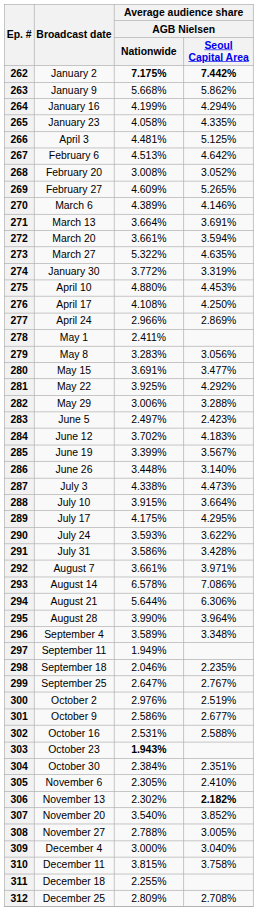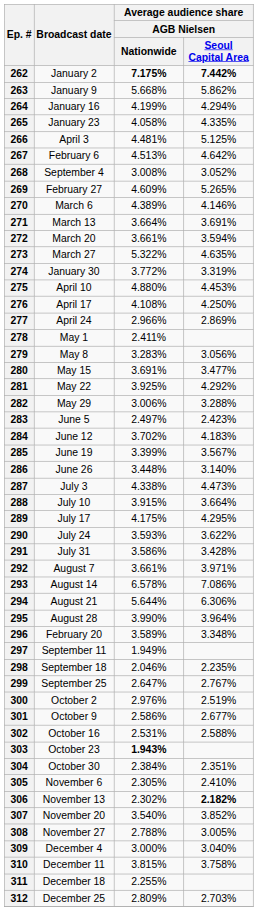(74, 172) February 20 -> (74, 172) September 4
(74, 634) September 4 -> (74, 634) February 20
(219, 898) 2.708% -> (219, 898) 2.703%
